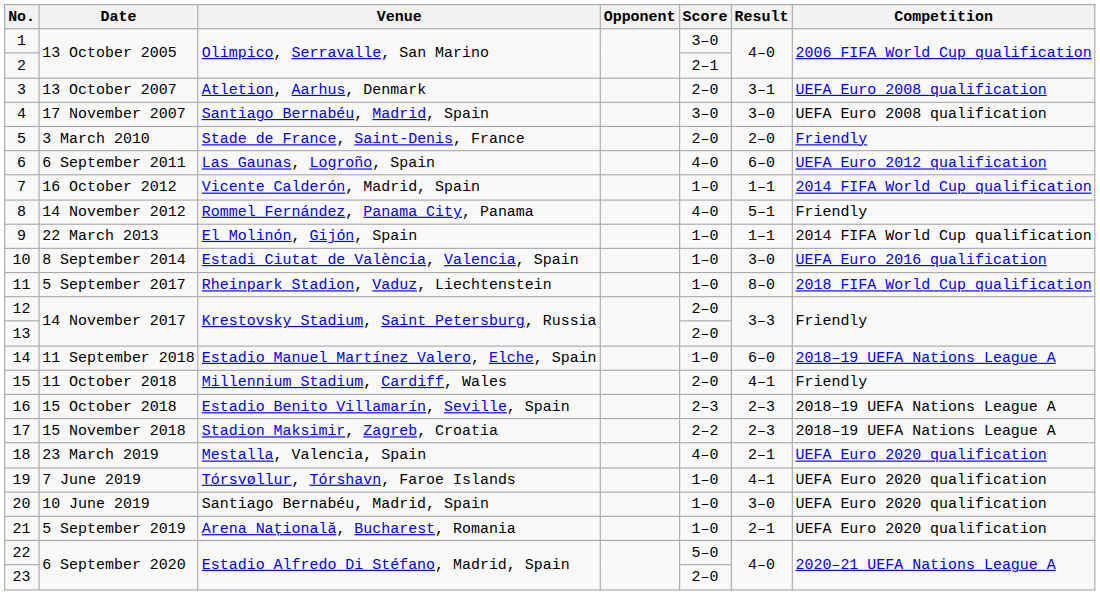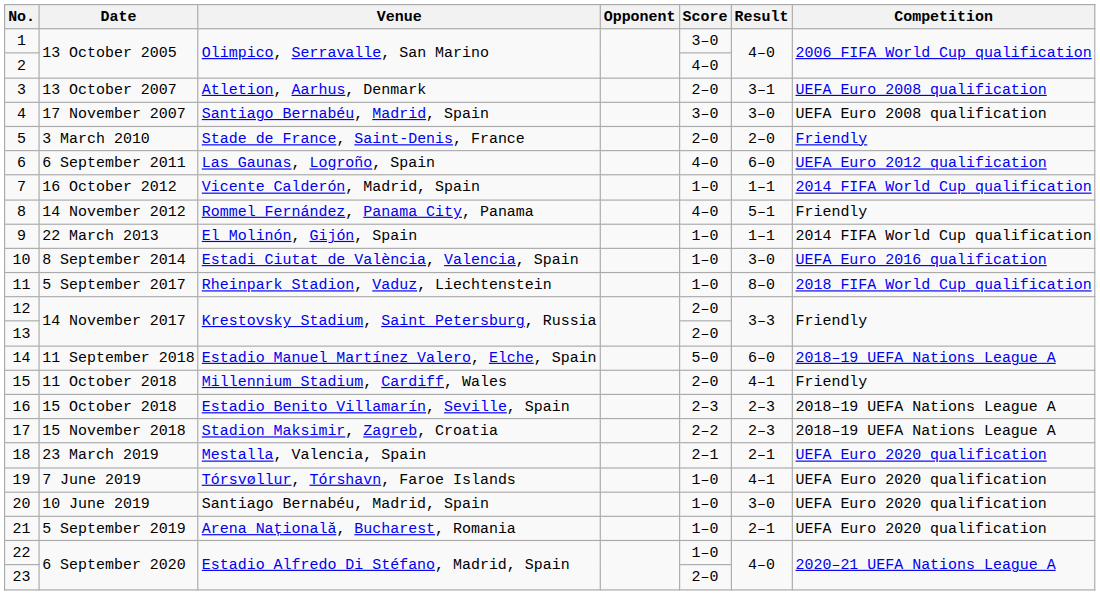(705, 65) 2–1 -> (705, 65) 4–0
(705, 358) 1–0 -> (705, 358) 5–0
(705, 455) 4–0 -> (705, 455) 2–1
(705, 553) 5–0 -> (705, 553) 1–0
